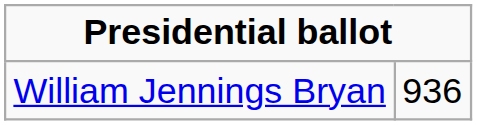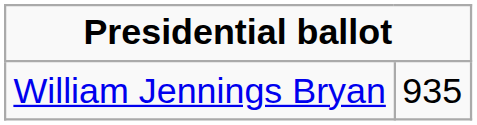(432, 89) 936 -> (432, 89) 935
